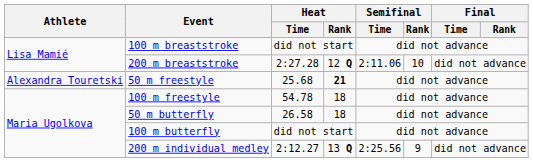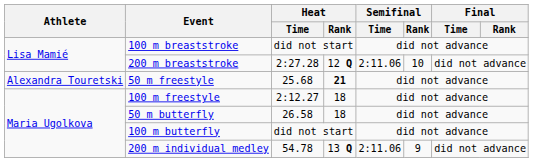(298, 97) 54.78 -> (298, 97) 2:12.27
(298, 148) 2:12.27 -> (298, 148) 54.78
(380, 148) 2:25.56 -> (380, 148) 2:11.06
